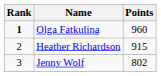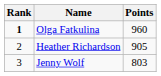(139, 46) 915 -> (139, 46) 905
(139, 63) 802 -> (139, 63) 803
